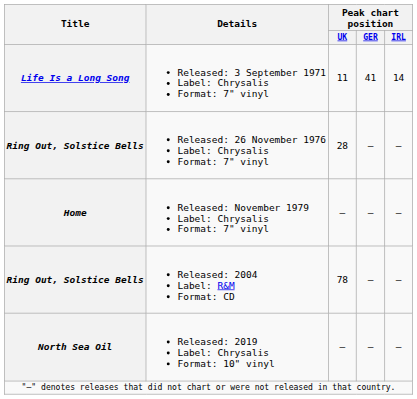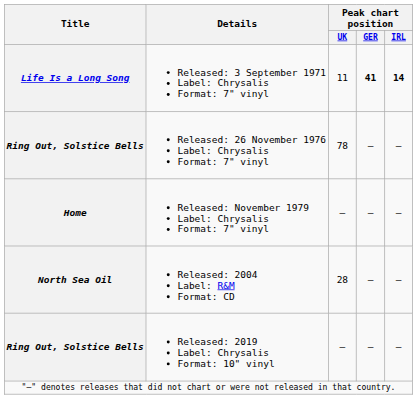(370, 78) normal -> (370, 78) bold
(399, 78) normal -> (399, 78) bold
(342, 145) 28 -> (342, 145) 78
(75, 280) Ring Out, Solstice Bells -> (75, 280) North Sea Oil
(342, 280) 78 -> (342, 280) 28
(75, 347) North Sea Oil -> (75, 347) Ring Out, Solstice Bells
